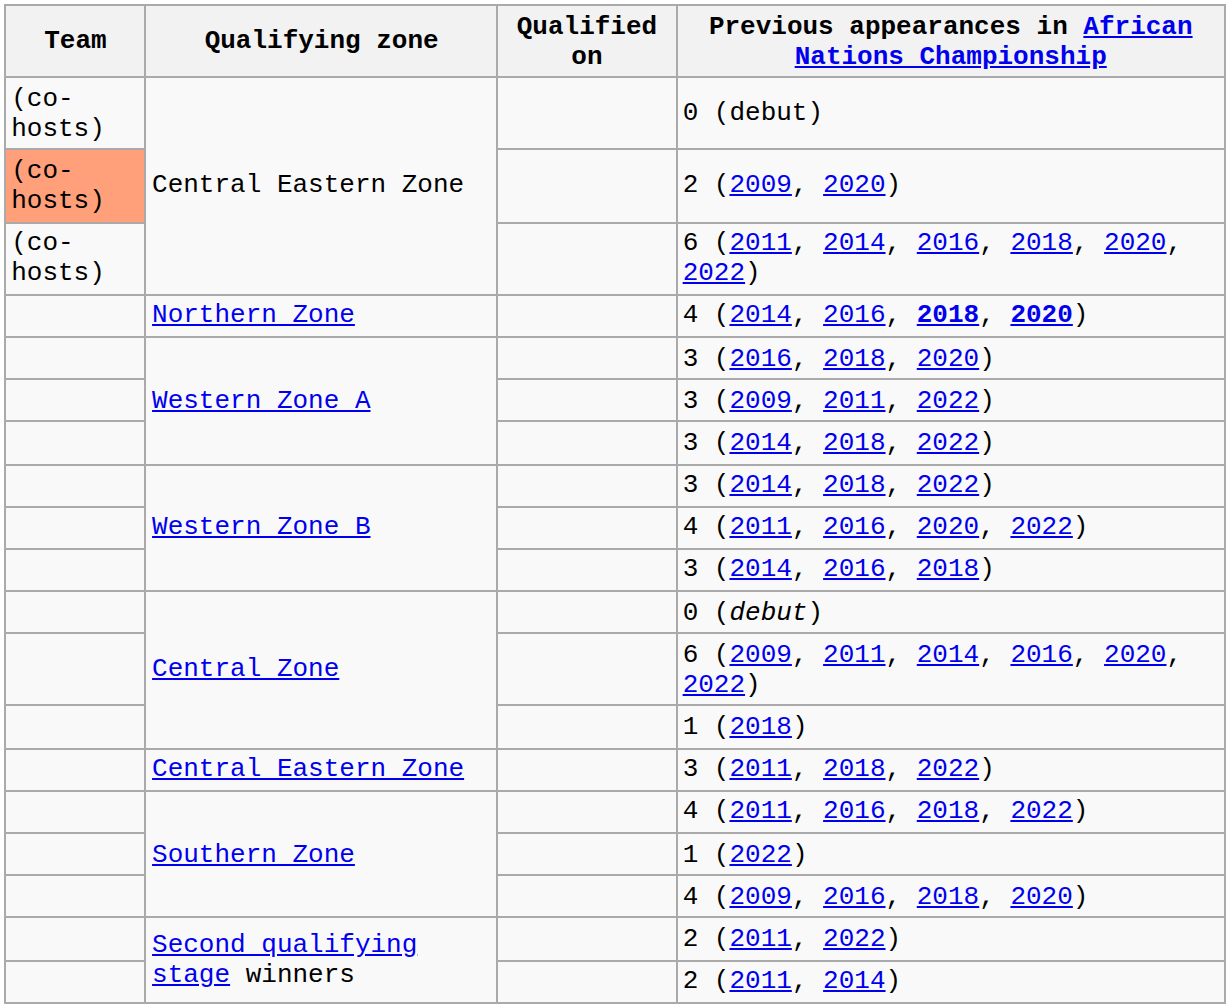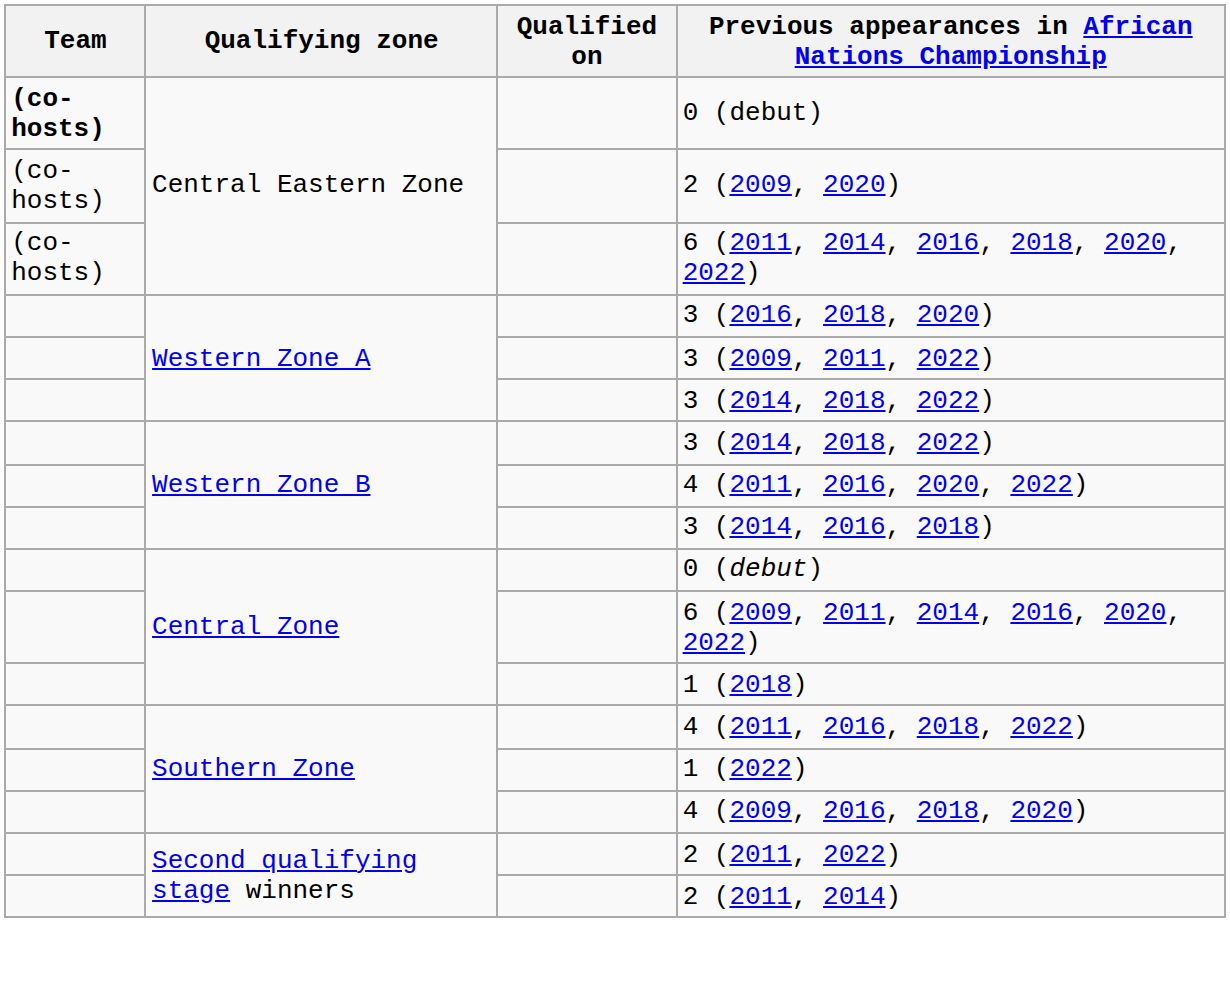(58, 114) normal -> (58, 114) bold
(58, 186) lightsalmon background -> (58, 186) no background
- row: (253, 316)
- row: (308, 769)
